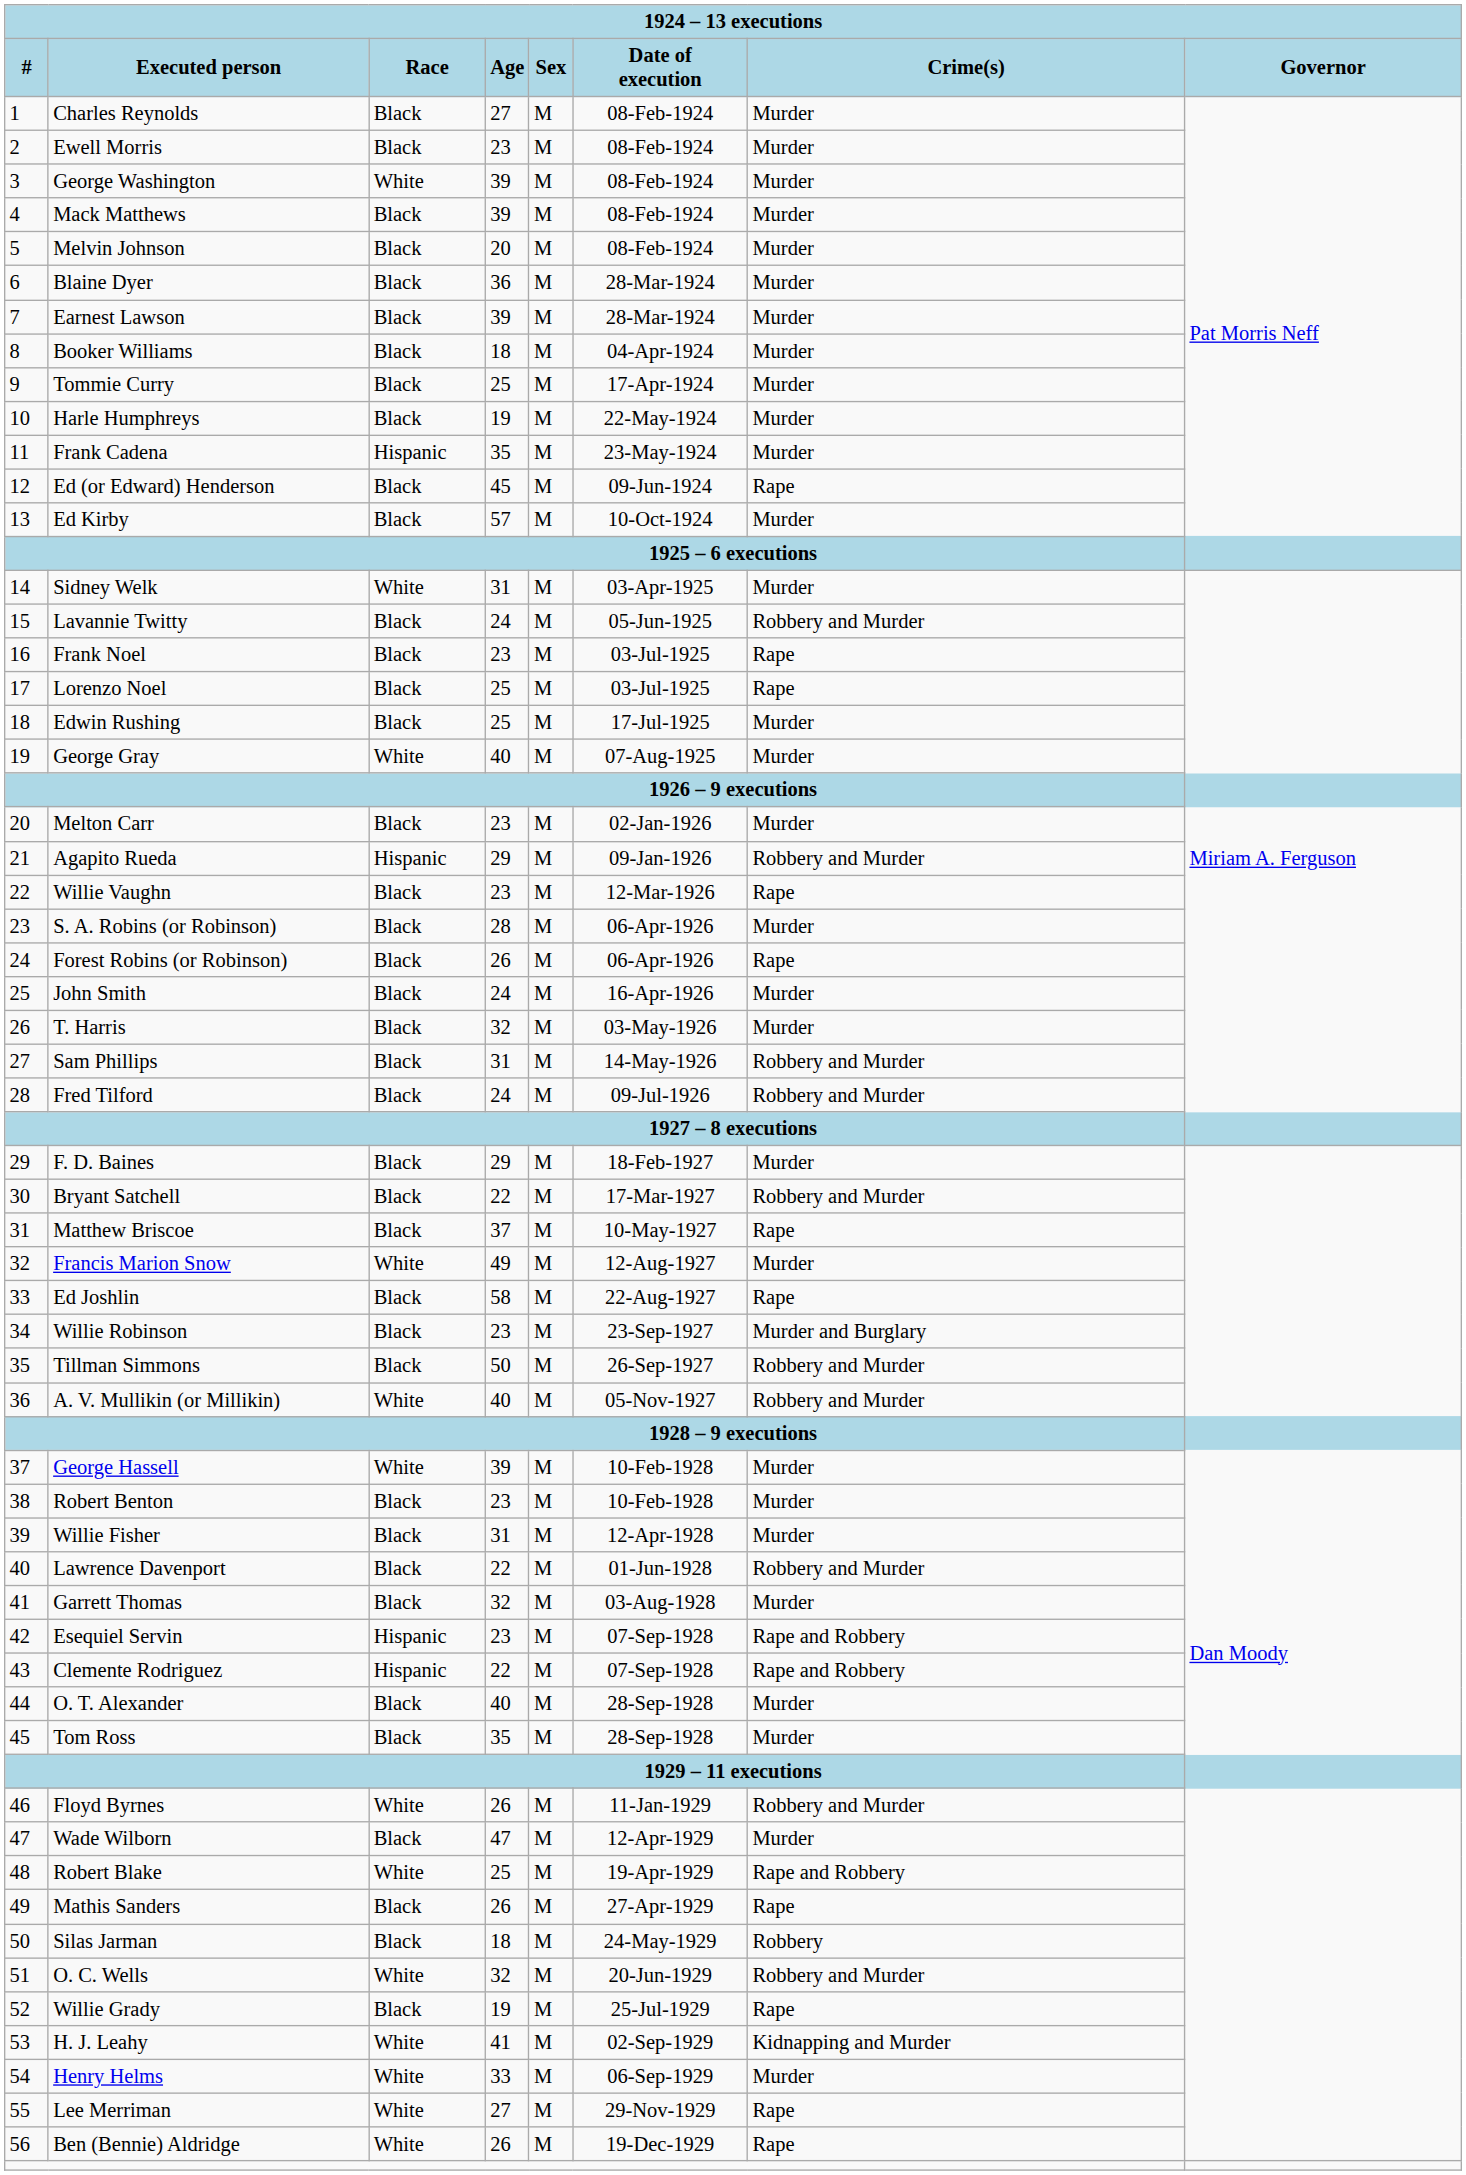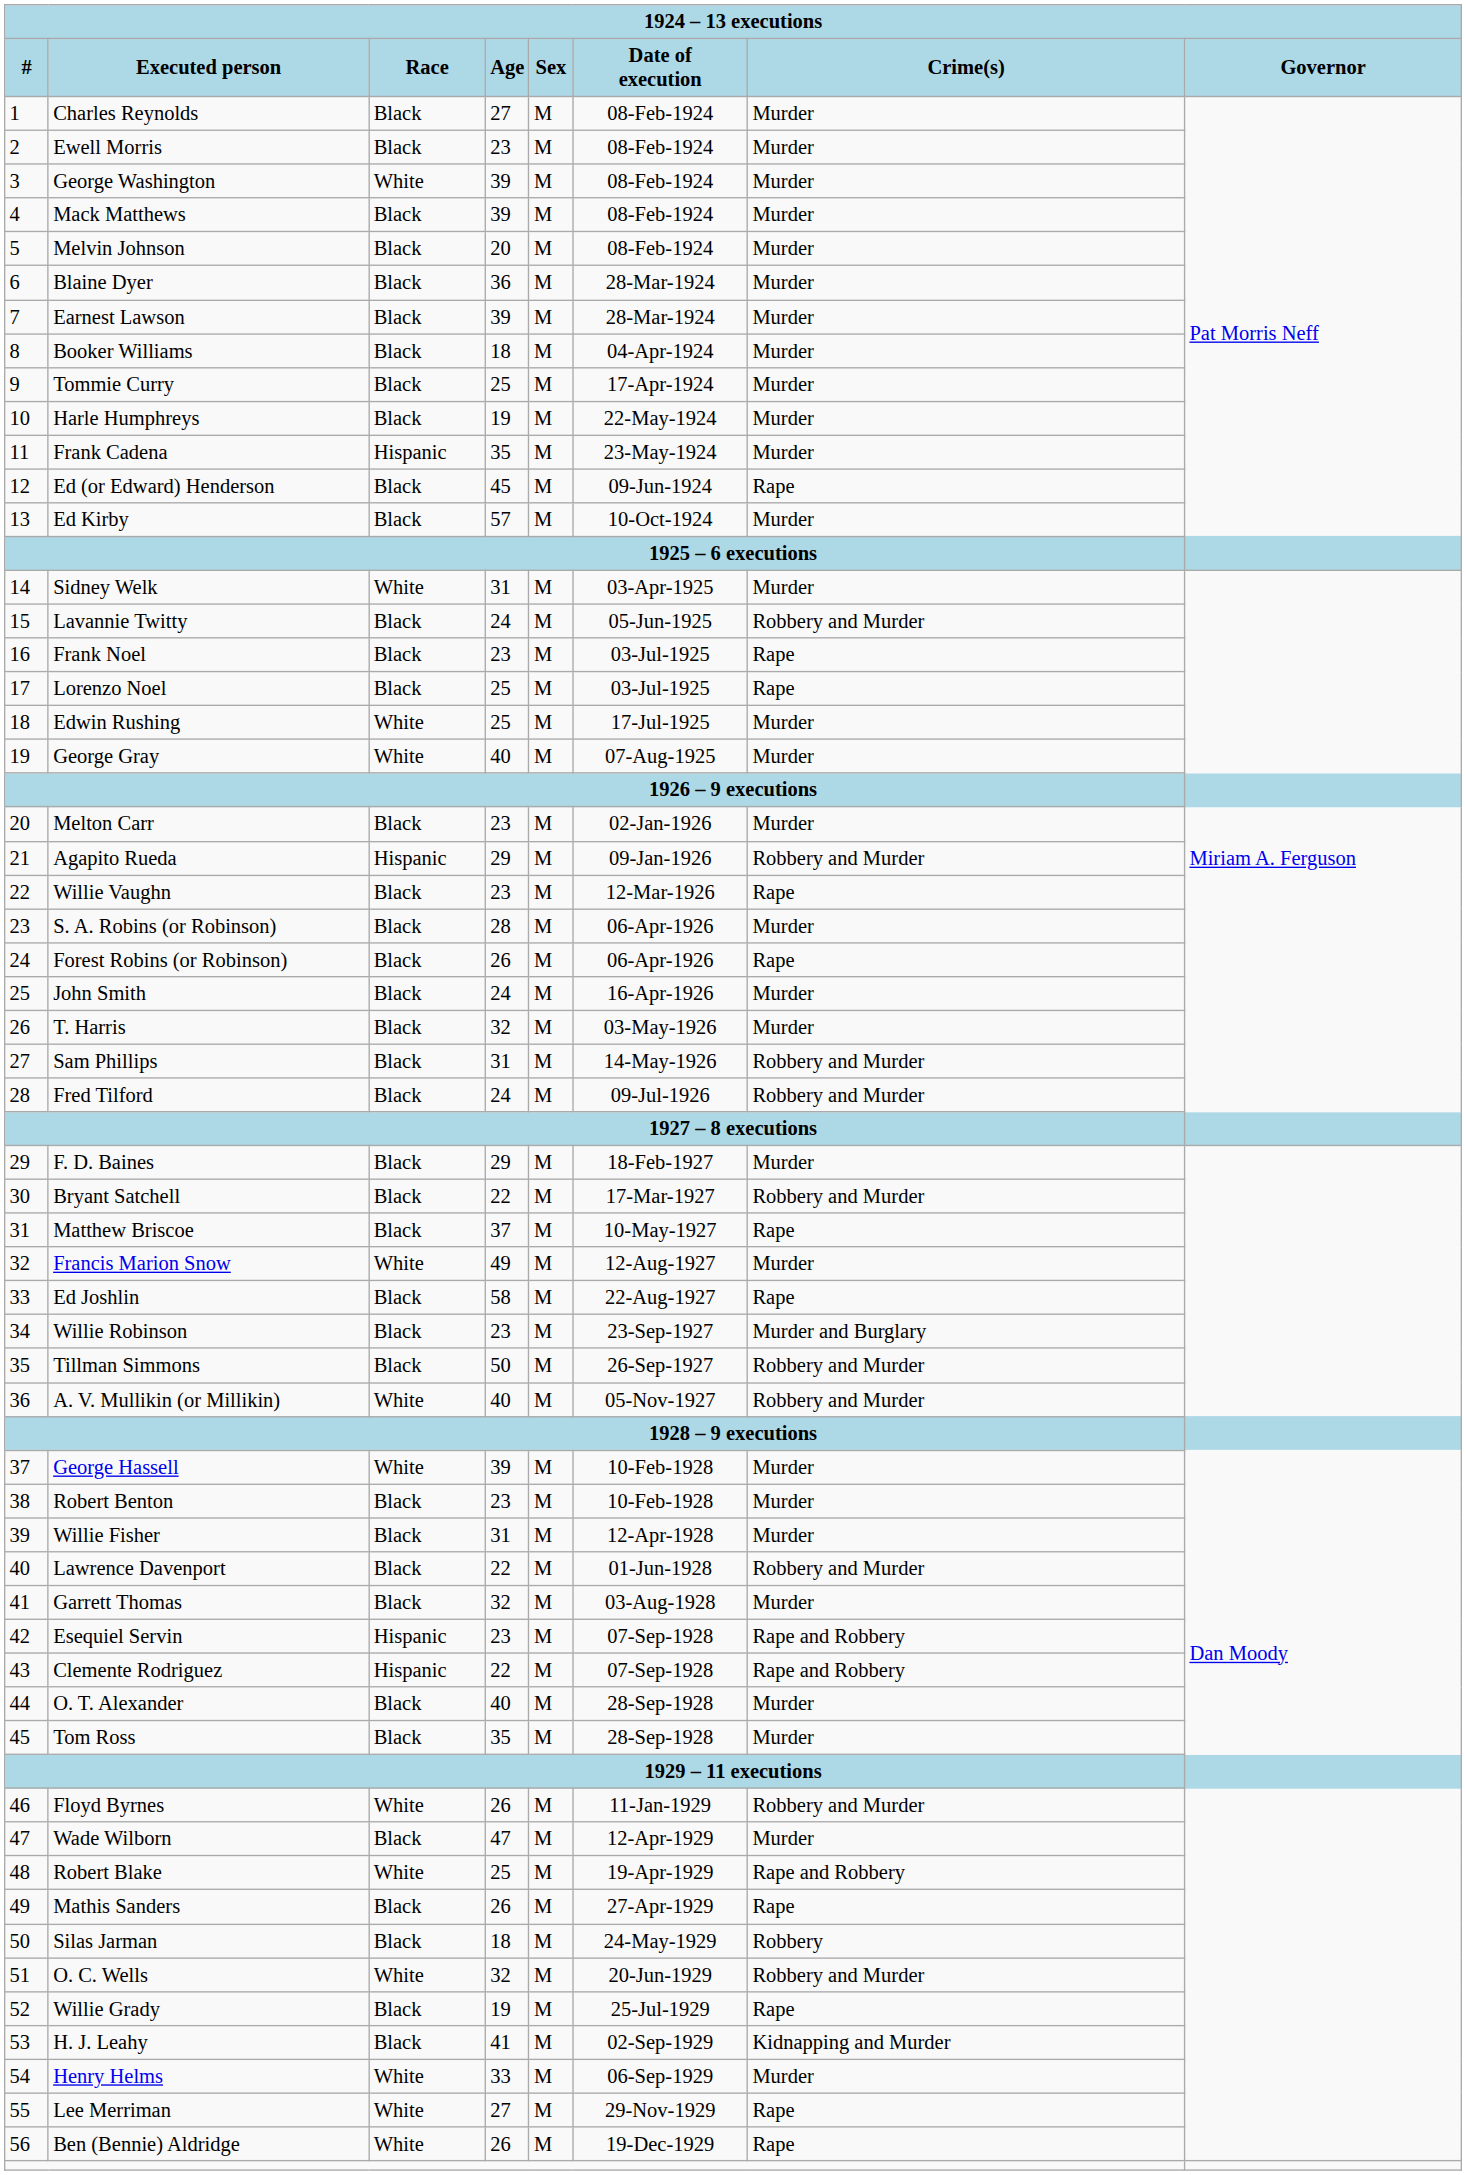(398, 722) Black -> (399, 722) White
(399, 2042) White -> (398, 2042) Black
